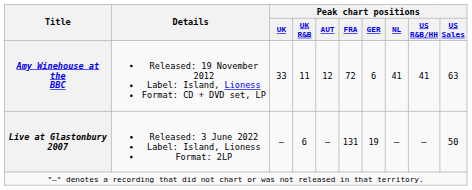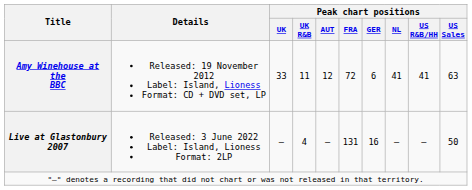(304, 142) 6 -> (304, 142) 4
(374, 142) 19 -> (374, 142) 16
